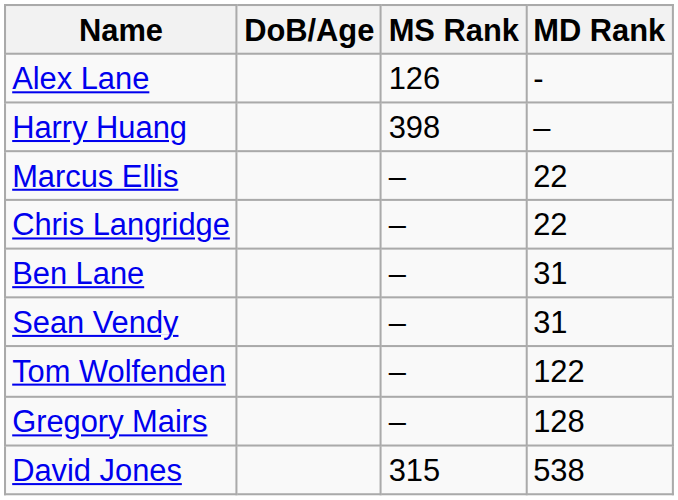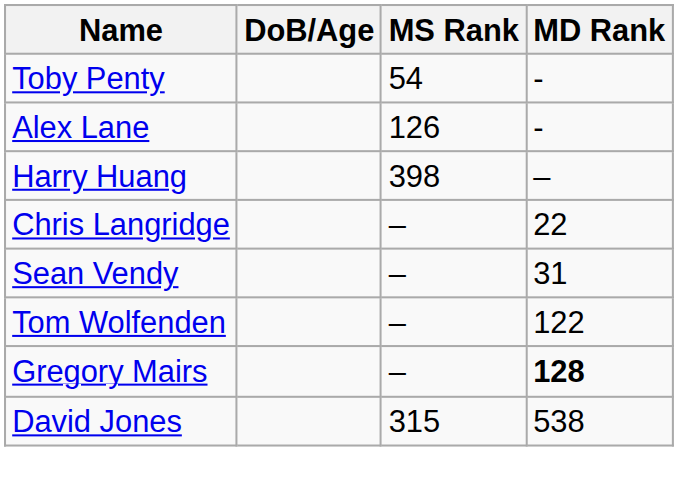+ row: (88, 78)
- row: (95, 176)
- row: (78, 274)
(559, 420) normal -> (559, 372) bold
